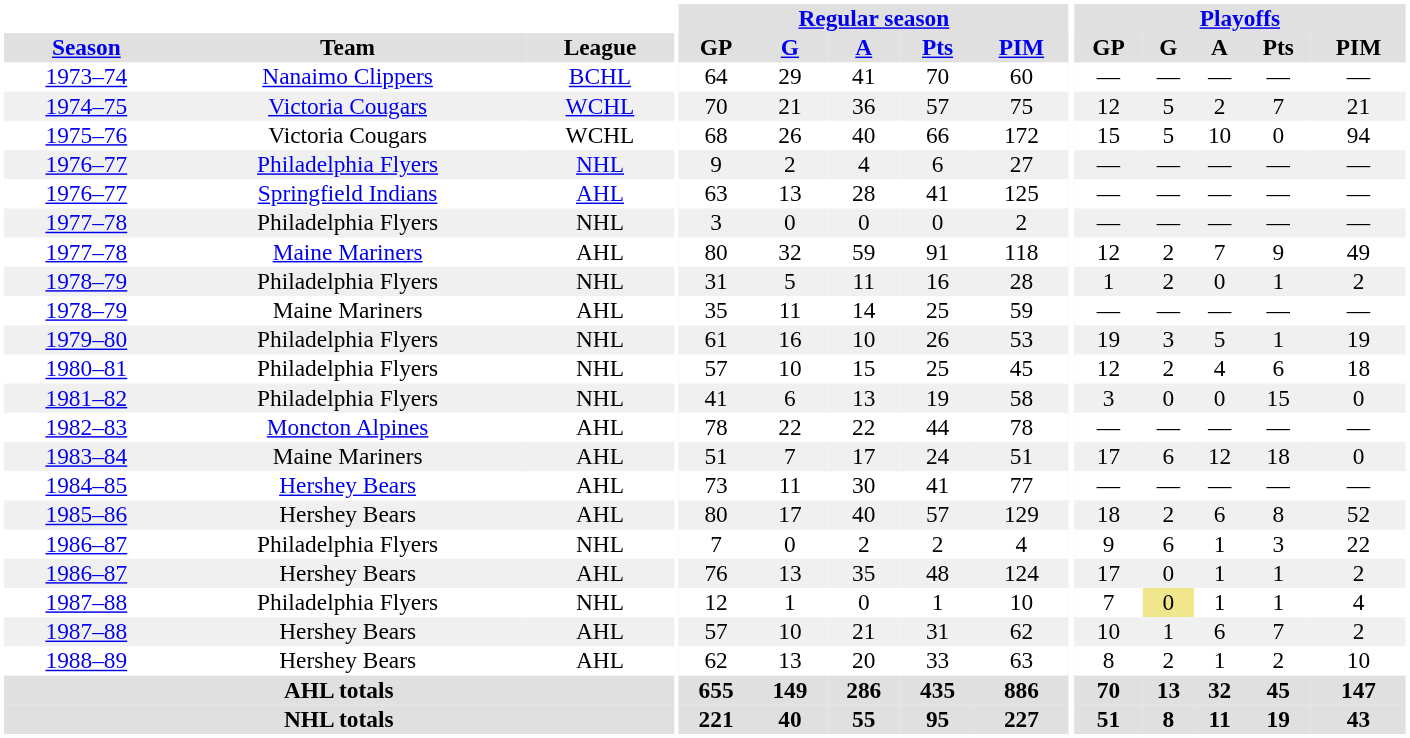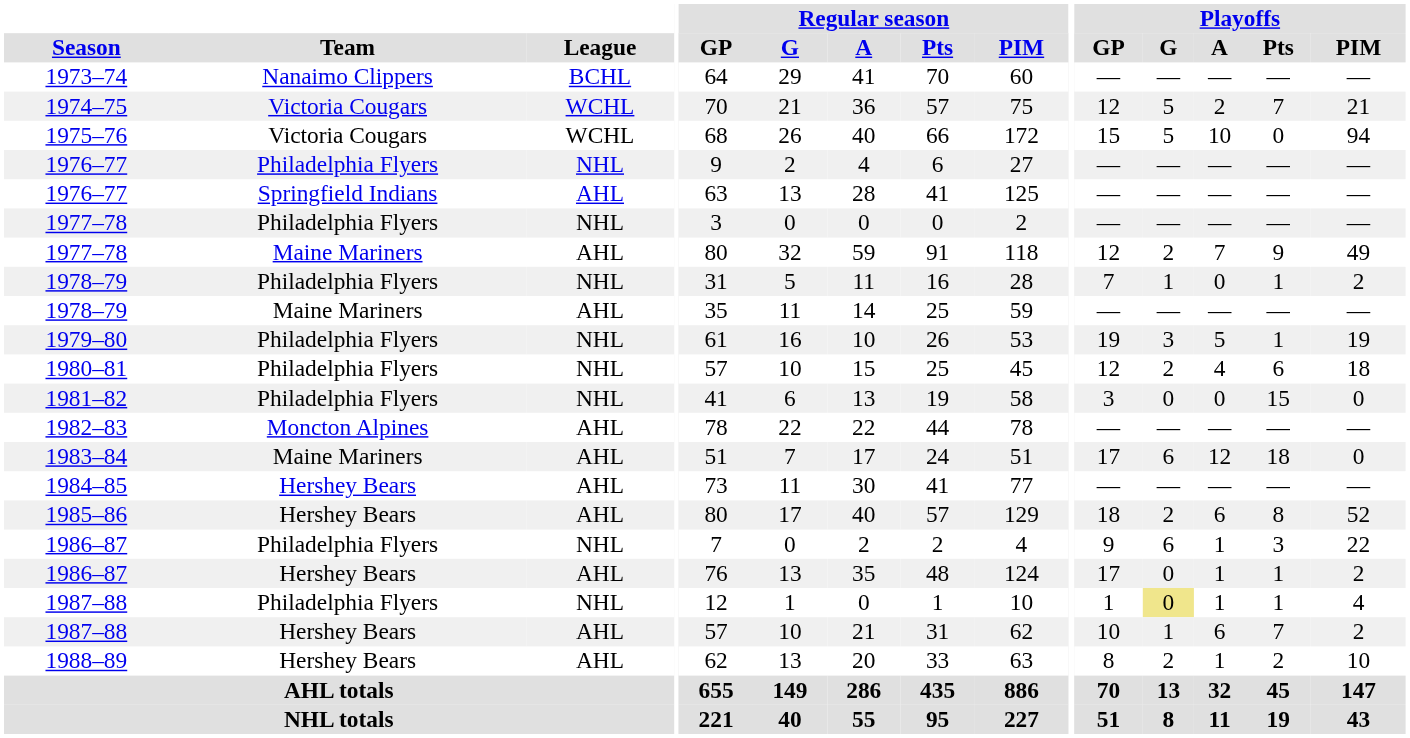(1109, 281) 1 -> (1109, 281) 7
(1168, 281) 2 -> (1168, 281) 1
(1109, 602) 7 -> (1109, 602) 1
